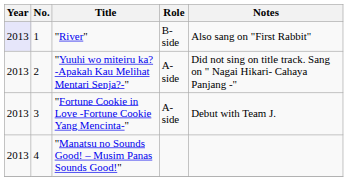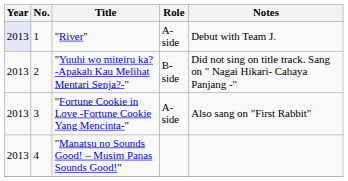(170, 36) B-side -> (170, 36) A-side
(251, 36) Also sang on "First Rabbit" -> (234, 36) Debut with Team J.
(170, 72) A-side -> (170, 72) B-side
(234, 113) Debut with Team J. -> (251, 113) Also sang on "First Rabbit"
